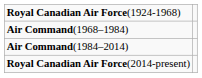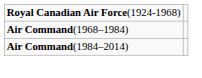- row: (98, 64)
